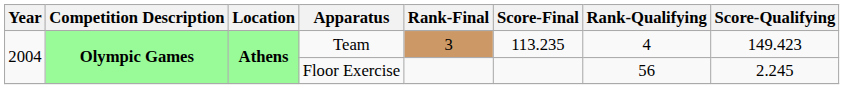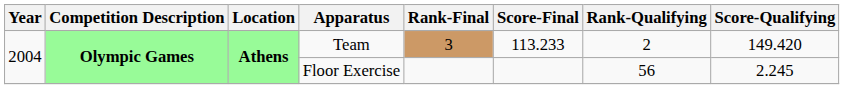(538, 44) 113.235 -> (538, 44) 113.233
(647, 44) 4 -> (647, 44) 2
(775, 44) 149.423 -> (775, 44) 149.420
